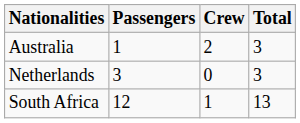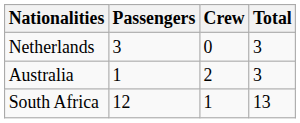rows swapped: (41, 46) <-> (52, 74)
